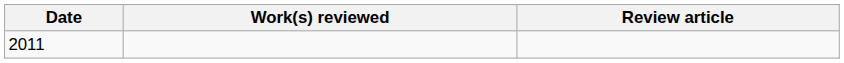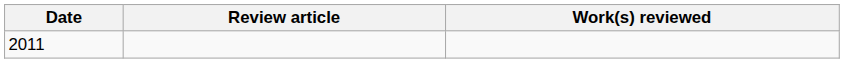columns swapped: (678, 17) <-> (320, 17)
